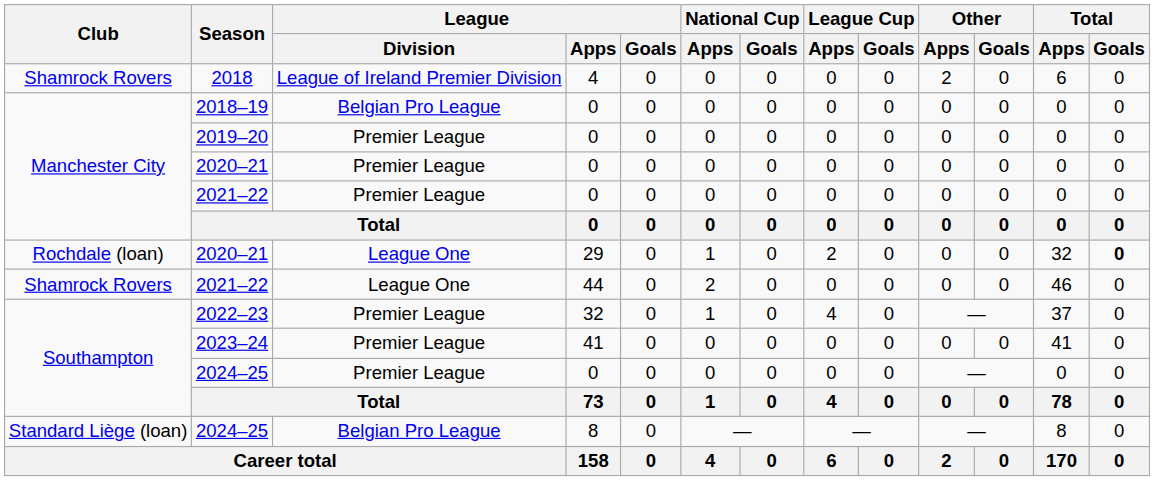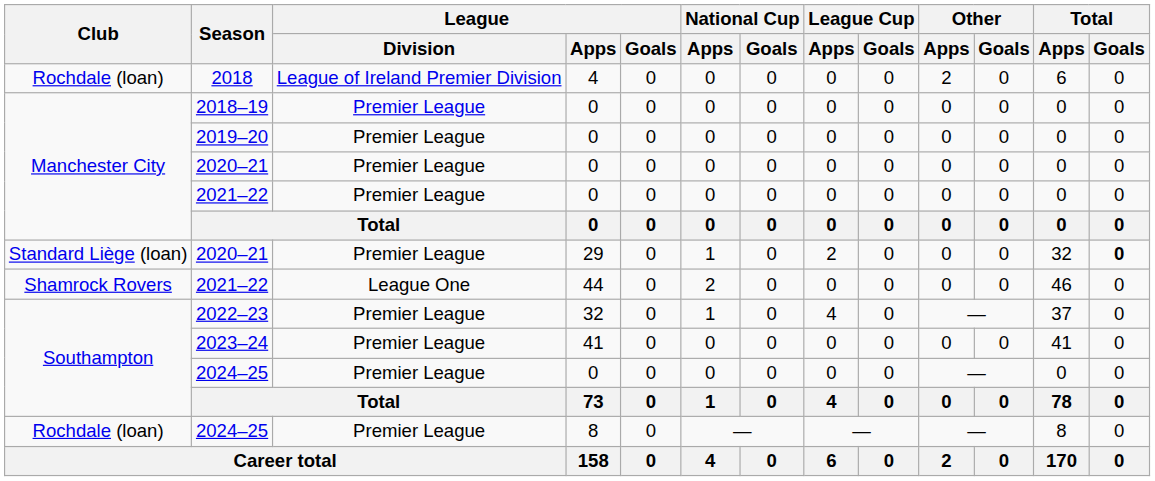(98, 78) Shamrock Rovers -> (98, 78) Rochdale (loan)
(419, 107) Belgian Pro League -> (419, 107) Premier League
(98, 254) Rochdale (loan) -> (98, 254) Standard Liège (loan)
(419, 254) League One -> (419, 254) Premier League
(98, 431) Standard Liège (loan) -> (98, 431) Rochdale (loan)
(419, 431) Belgian Pro League -> (419, 431) Premier League
